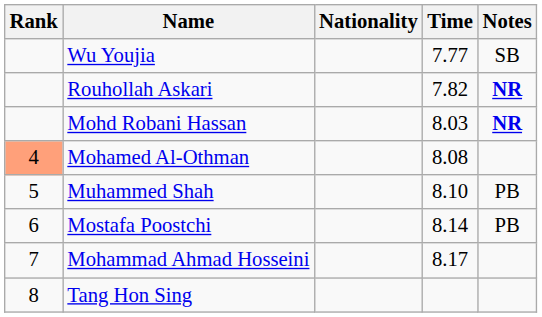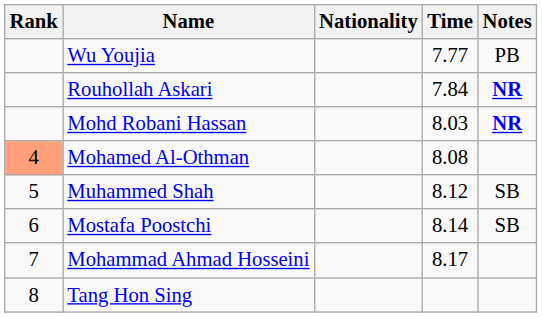(507, 55) SB -> (507, 55) PB
(450, 89) 7.82 -> (450, 89) 7.84
(450, 192) 8.10 -> (450, 192) 8.12
(507, 192) PB -> (507, 192) SB
(507, 226) PB -> (507, 226) SB
